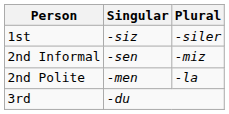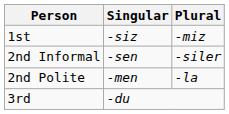(198, 36) -siler -> (190, 36) -miz
(190, 57) -miz -> (198, 57) -siler
